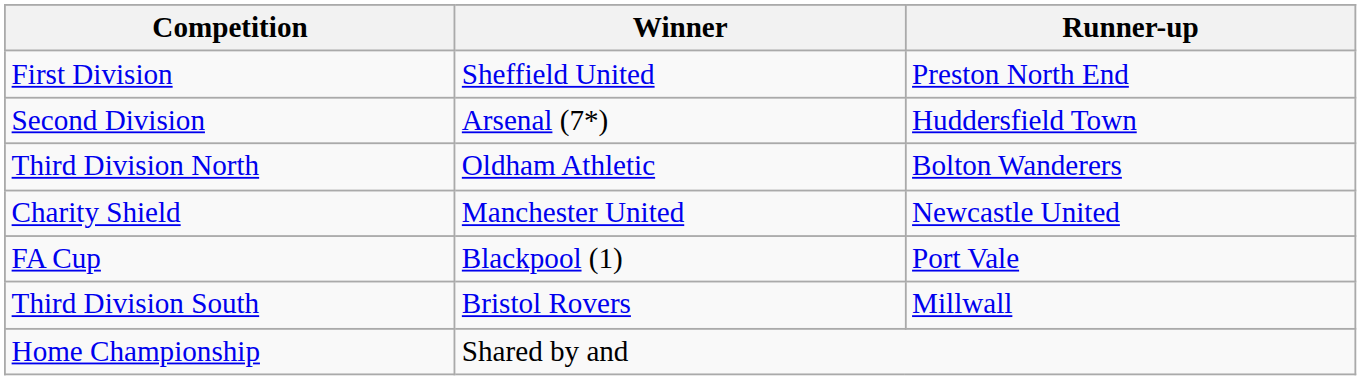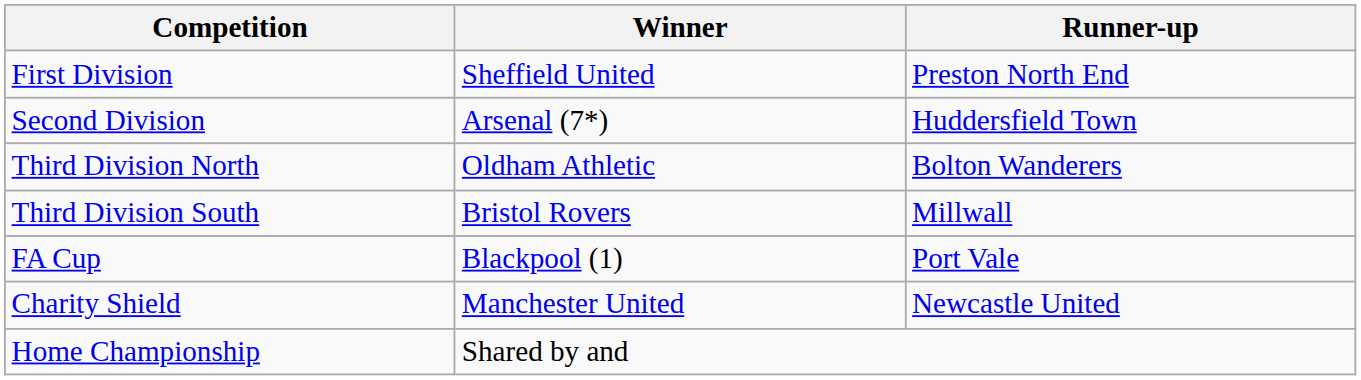rows swapped: (135, 304) <-> (96, 212)
